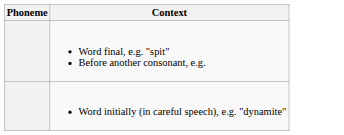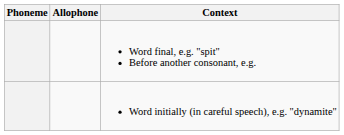+ column: (75, 12)
